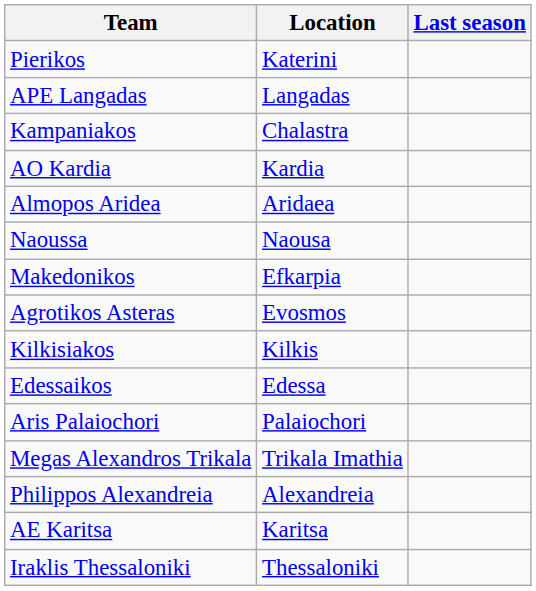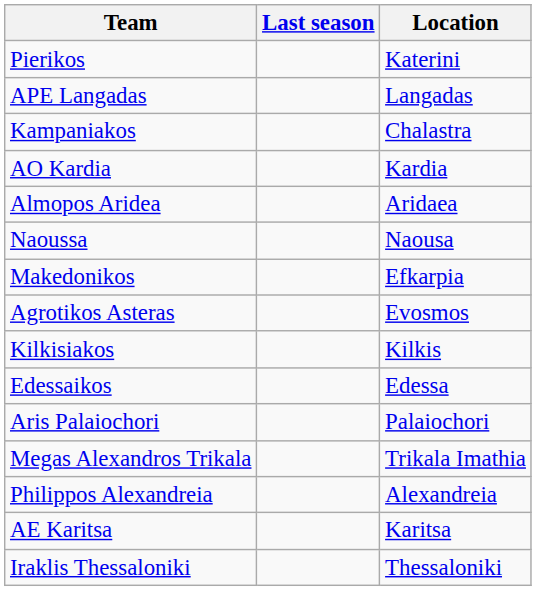columns swapped: (332, 22) <-> (470, 22)
